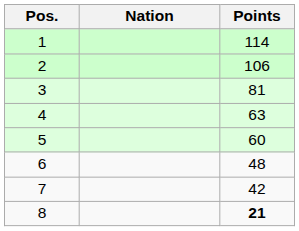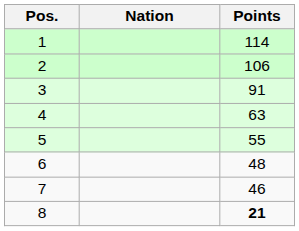(257, 90) 81 -> (257, 90) 91
(257, 139) 60 -> (257, 139) 55
(257, 189) 42 -> (257, 189) 46
